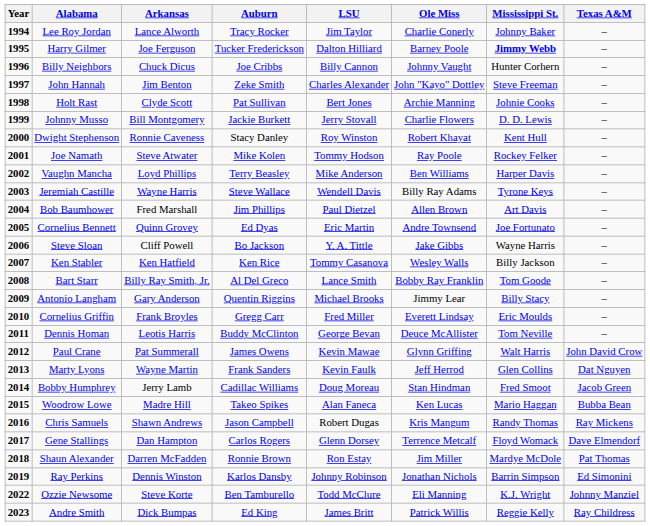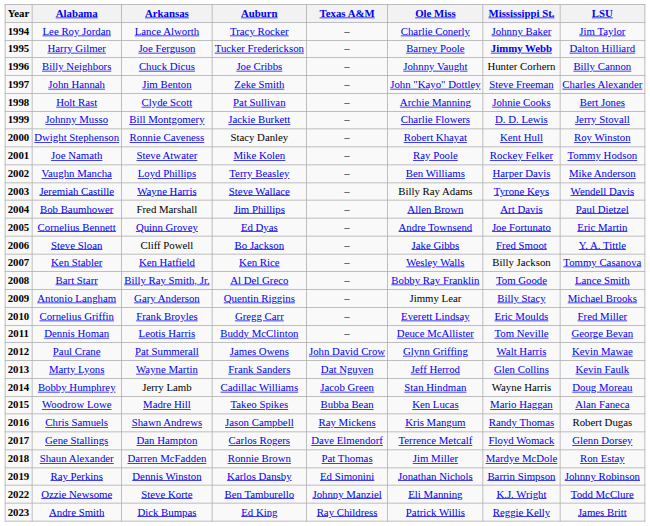columns swapped: (349, 13) <-> (604, 13)
(525, 245) Wayne Harris -> (521, 245) Fred Smoot
(525, 387) Fred Smoot -> (521, 387) Wayne Harris
